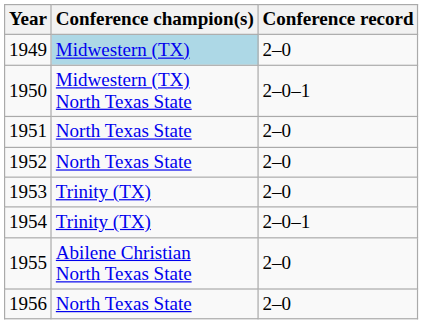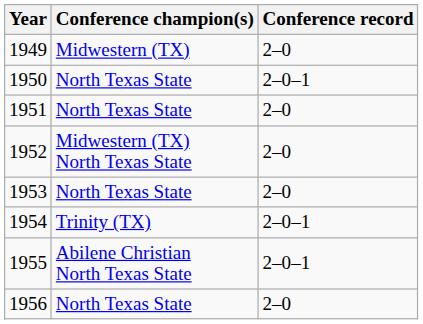(123, 49) lightblue background -> (123, 49) no background
(124, 90) Midwestern (TX) North Texas State -> (124, 79) North Texas State
(124, 161) North Texas State -> (124, 151) Midwestern (TX) North Texas State
(103, 191) Trinity (TX) -> (124, 191) North Texas State
(277, 263) 2–0 -> (286, 263) 2–0–1
